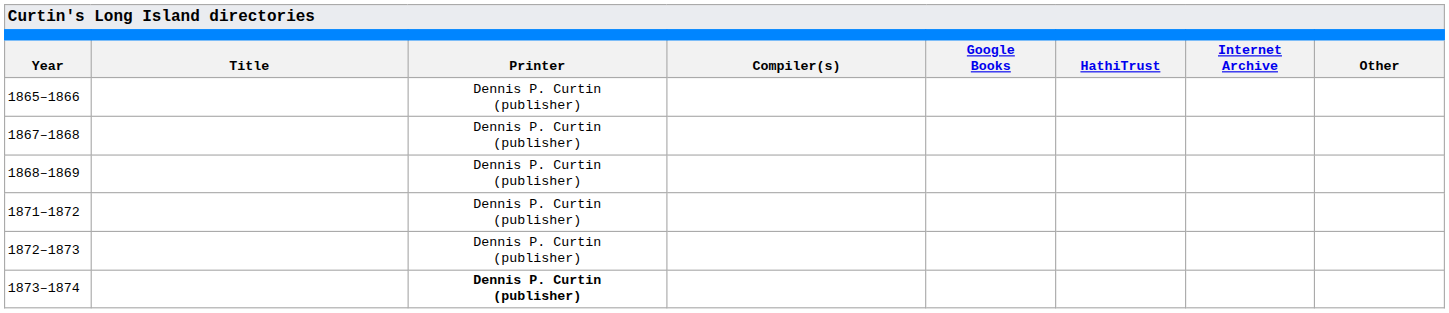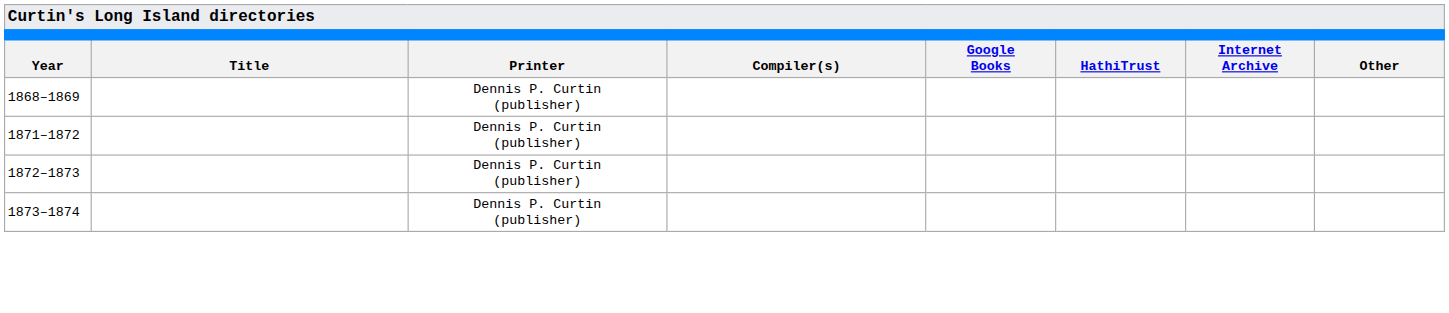- row: (44, 97)
- row: (44, 135)
(537, 289) bold -> (537, 212) normal
